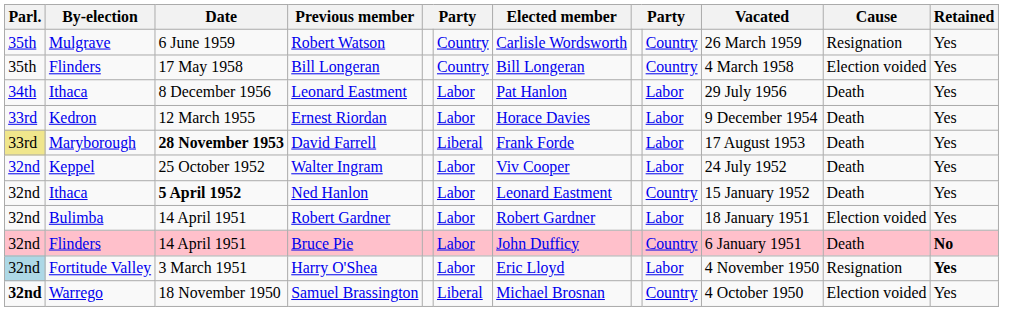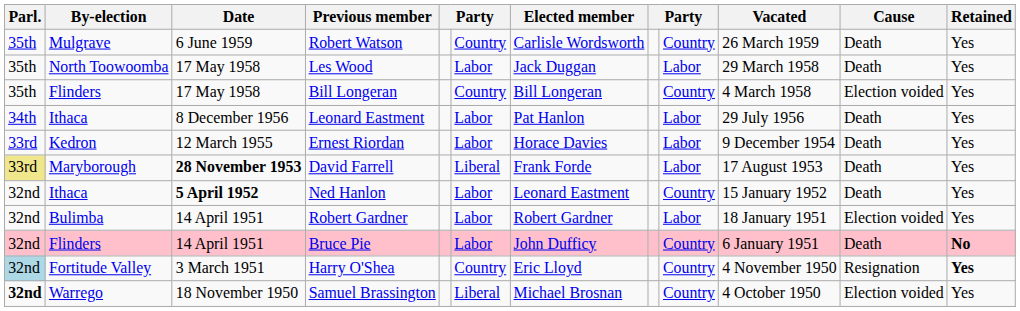(864, 42) Resignation -> (863, 42) Death
+ row: (341, 67)
- row: (337, 167)
(456, 268) Labor -> (480, 268) Country
(665, 268) Labor -> (689, 268) Country
